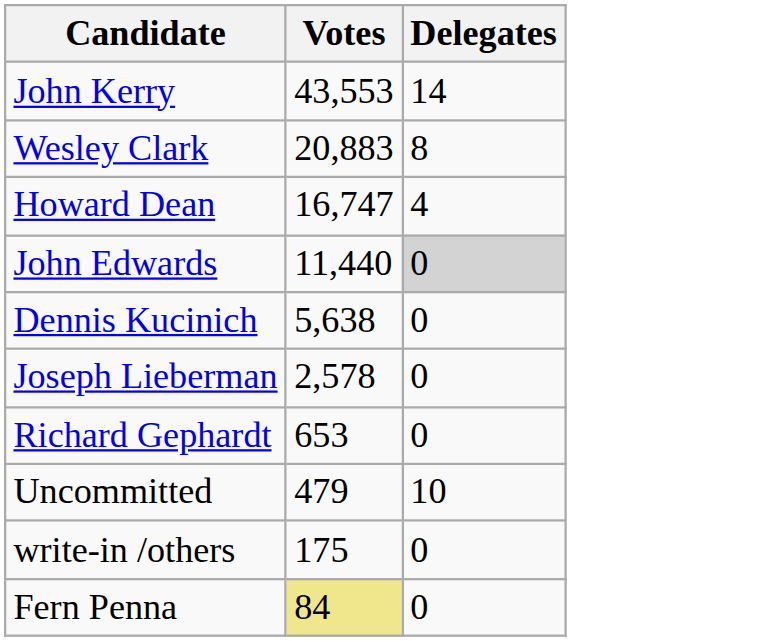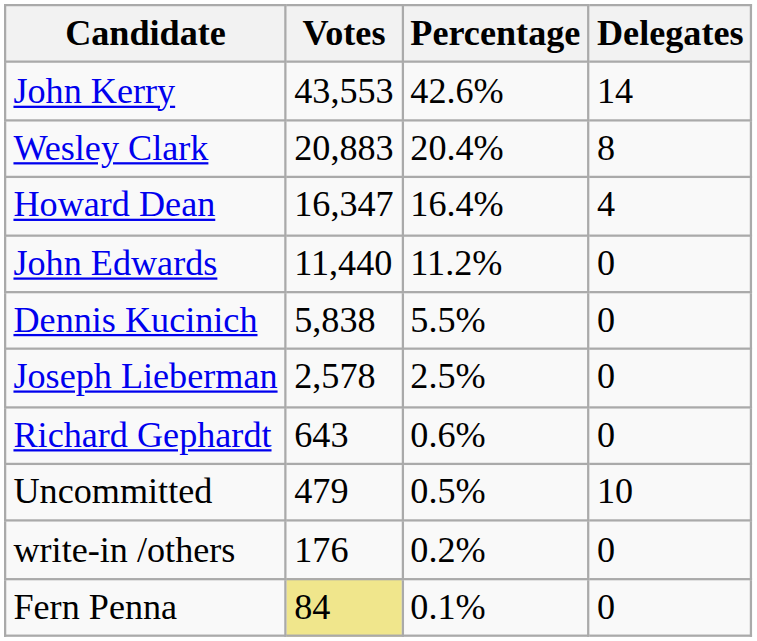+ column: (495, 33)
(344, 205) 16,747 -> (344, 205) 16,347
(419, 262) lightgrey background -> (606, 262) no background
(335, 319) 5,638 -> (335, 319) 5,838
(321, 434) 653 -> (321, 434) 643
(321, 549) 175 -> (321, 549) 176
